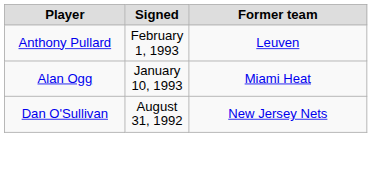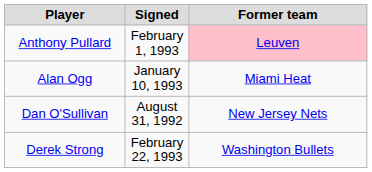(278, 43) no background -> (278, 43) pink background
+ row: (65, 149)
